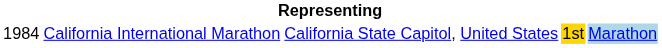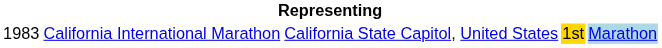(21, 33) 1984 -> (21, 33) 1983
